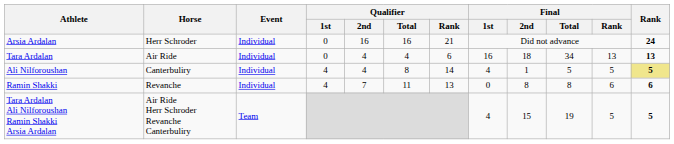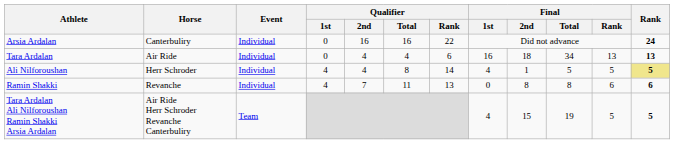(171, 41) Herr Schroder -> (168, 41) Canterbuliry
(449, 41) 21 -> (449, 41) 22
(168, 71) Canterbuliry -> (171, 71) Herr Schroder
